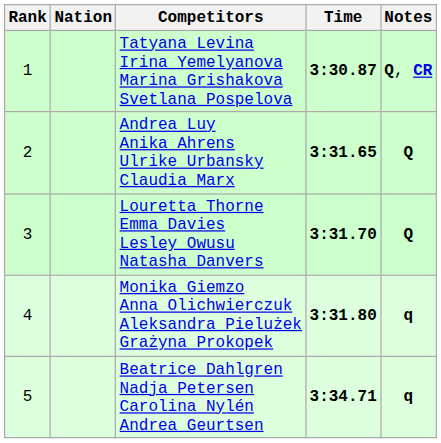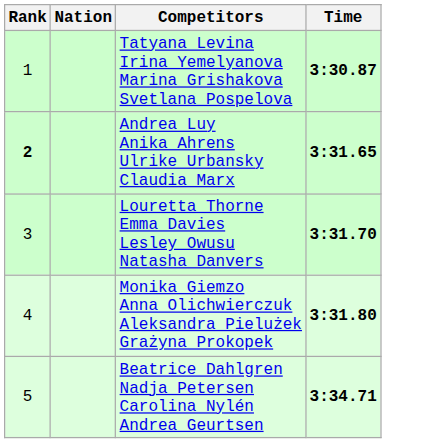- column: (408, 18)
(28, 153) normal -> (28, 153) bold
